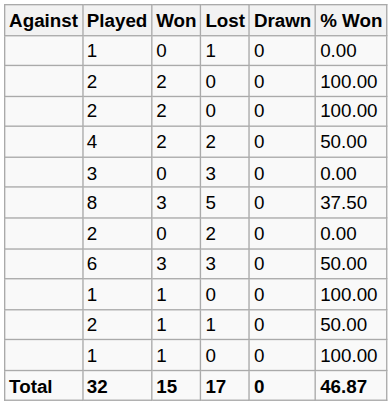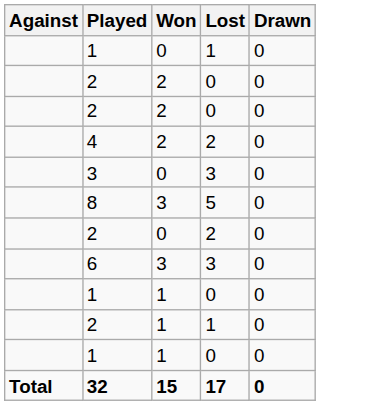- column: (351, 20)
